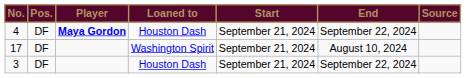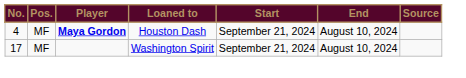(42, 31) DF -> (42, 31) MF
(368, 31) September 22, 2024 -> (359, 31) August 10, 2024
(42, 48) DF -> (42, 48) MF
- row: (16, 65)
